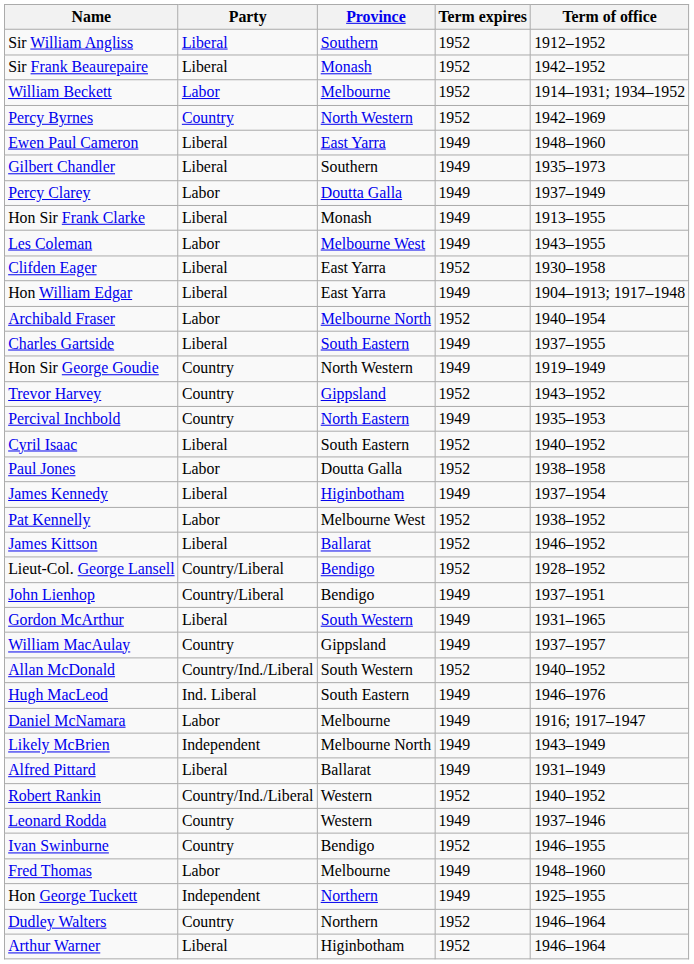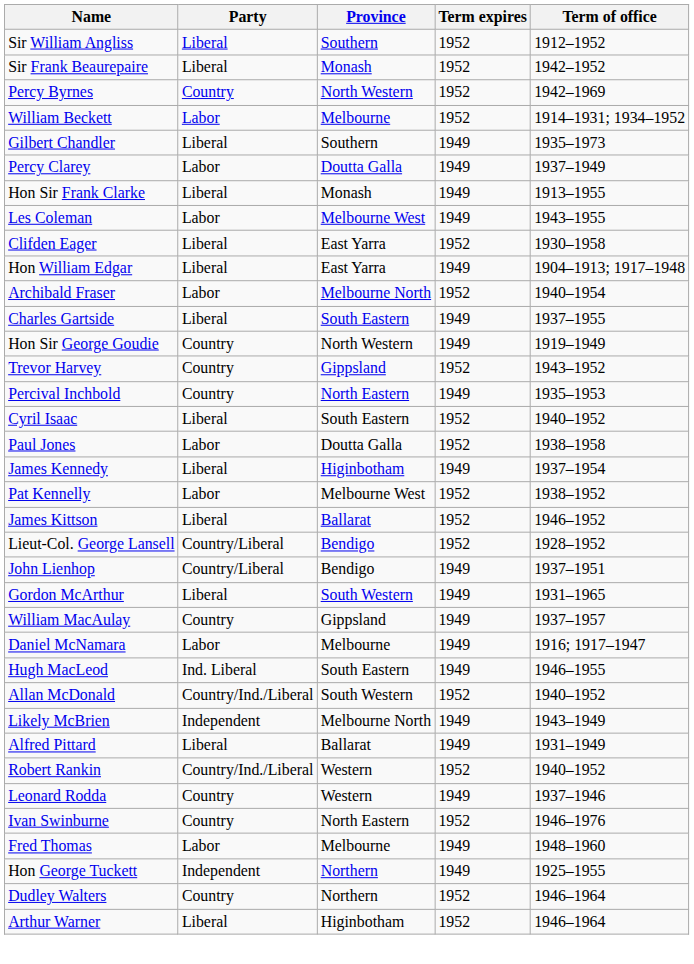rows swapped: (60, 92) <-> (51, 117)
- row: (73, 142)
rows swapped: (62, 670) <-> (67, 720)
(570, 695) 1946–1976 -> (570, 670) 1946–1955
(348, 846) Bendigo -> (365, 820) North Eastern
(570, 846) 1946–1955 -> (570, 820) 1946–1976
